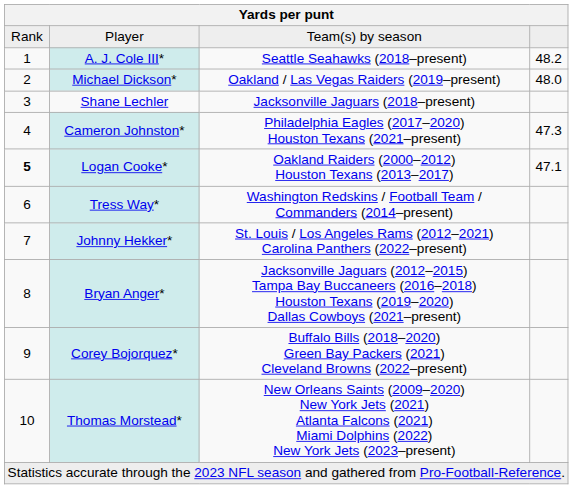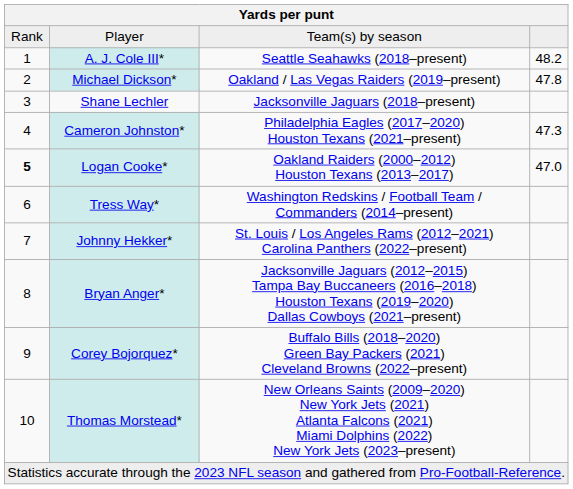(549, 79) 48.0 -> (549, 79) 47.8
(549, 167) 47.1 -> (549, 167) 47.0
